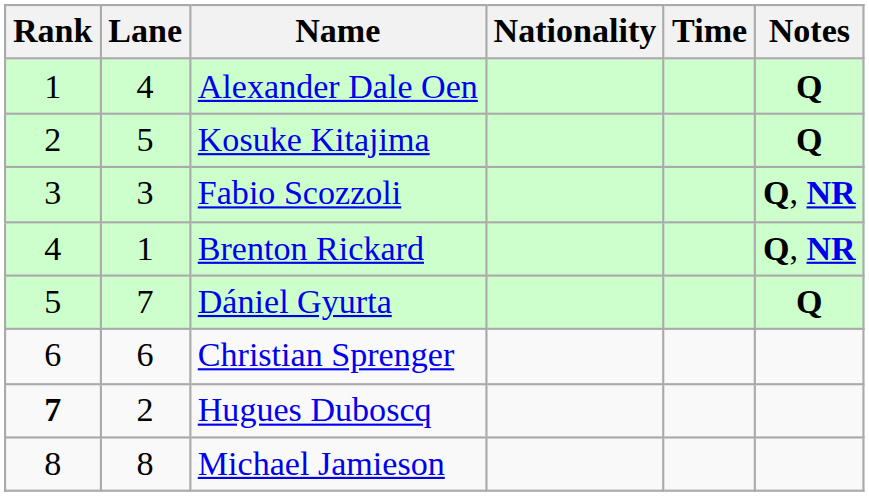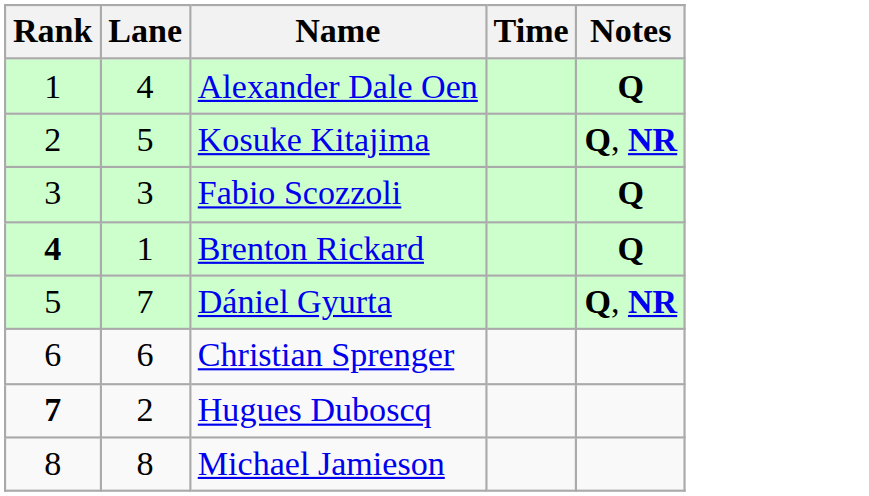- column: (575, 31)
(809, 139) Q -> (631, 139) Q, NR
(809, 193) Q, NR -> (631, 193) Q
(53, 247) normal -> (53, 247) bold
(809, 247) Q, NR -> (631, 247) Q
(809, 301) Q -> (631, 301) Q, NR
